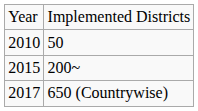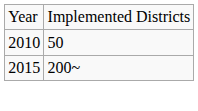- row: (24, 93)
